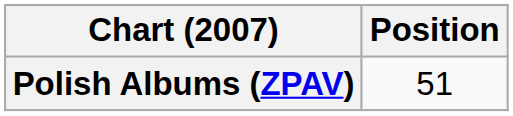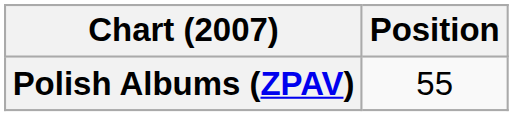(435, 82) 51 -> (435, 82) 55
